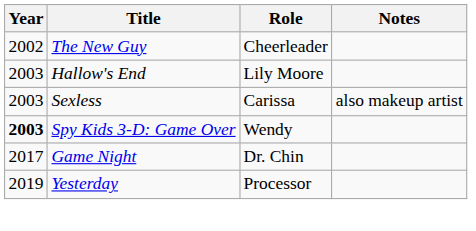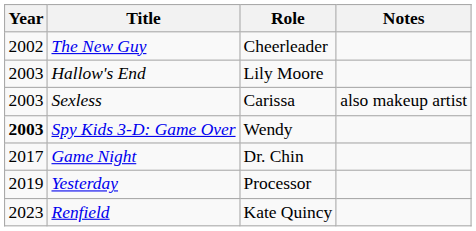+ row: (81, 211)
